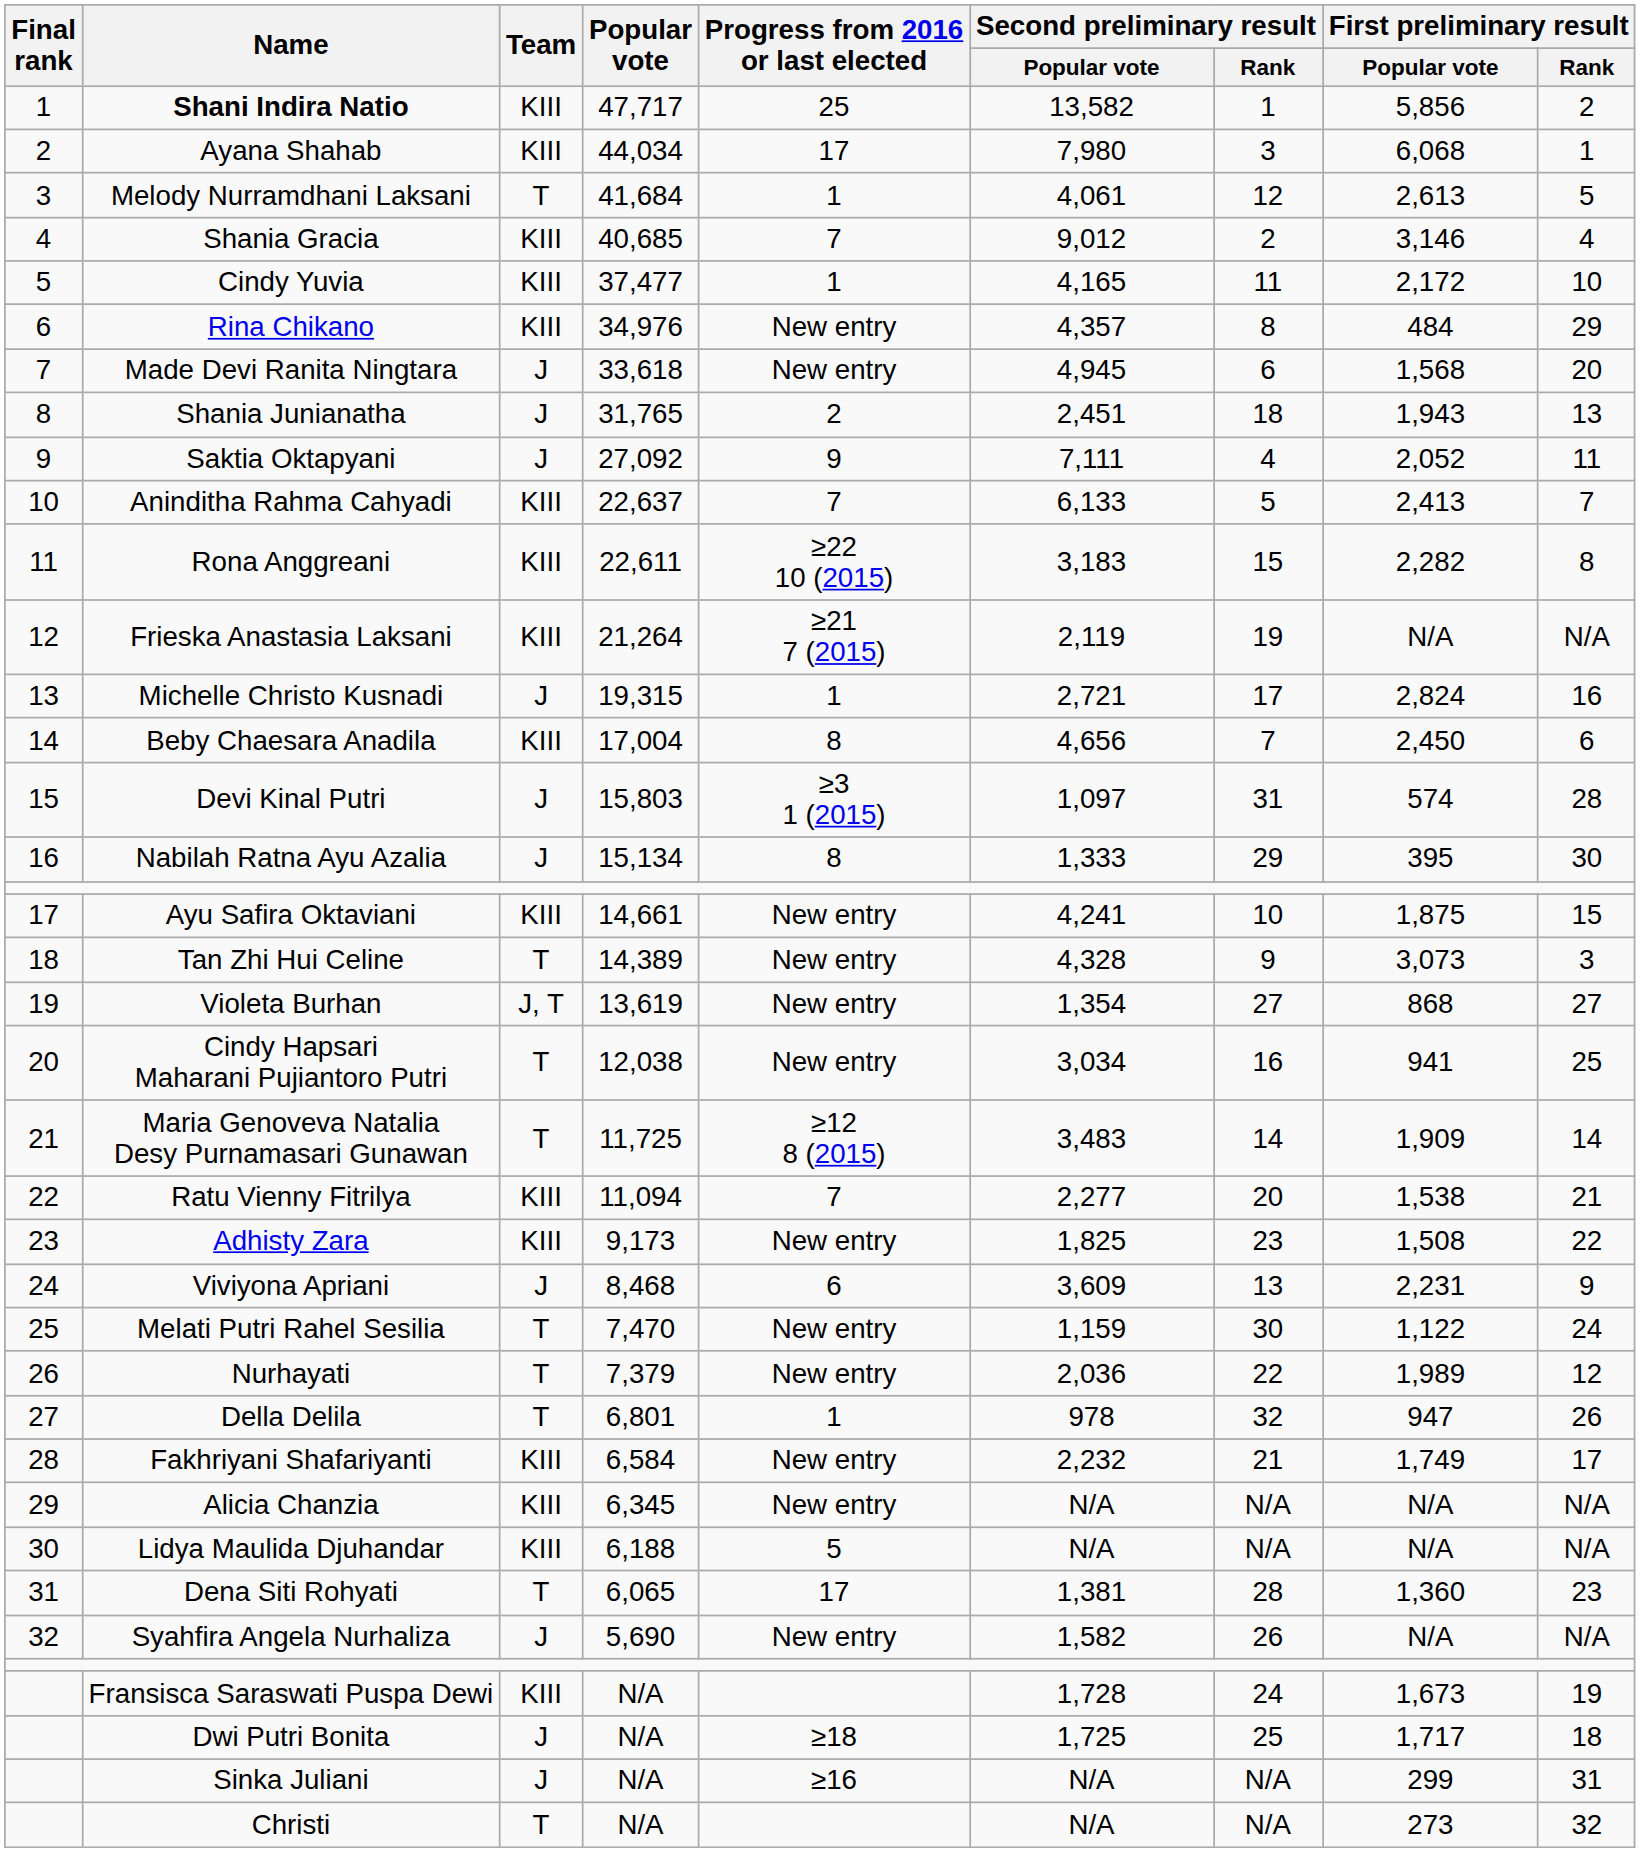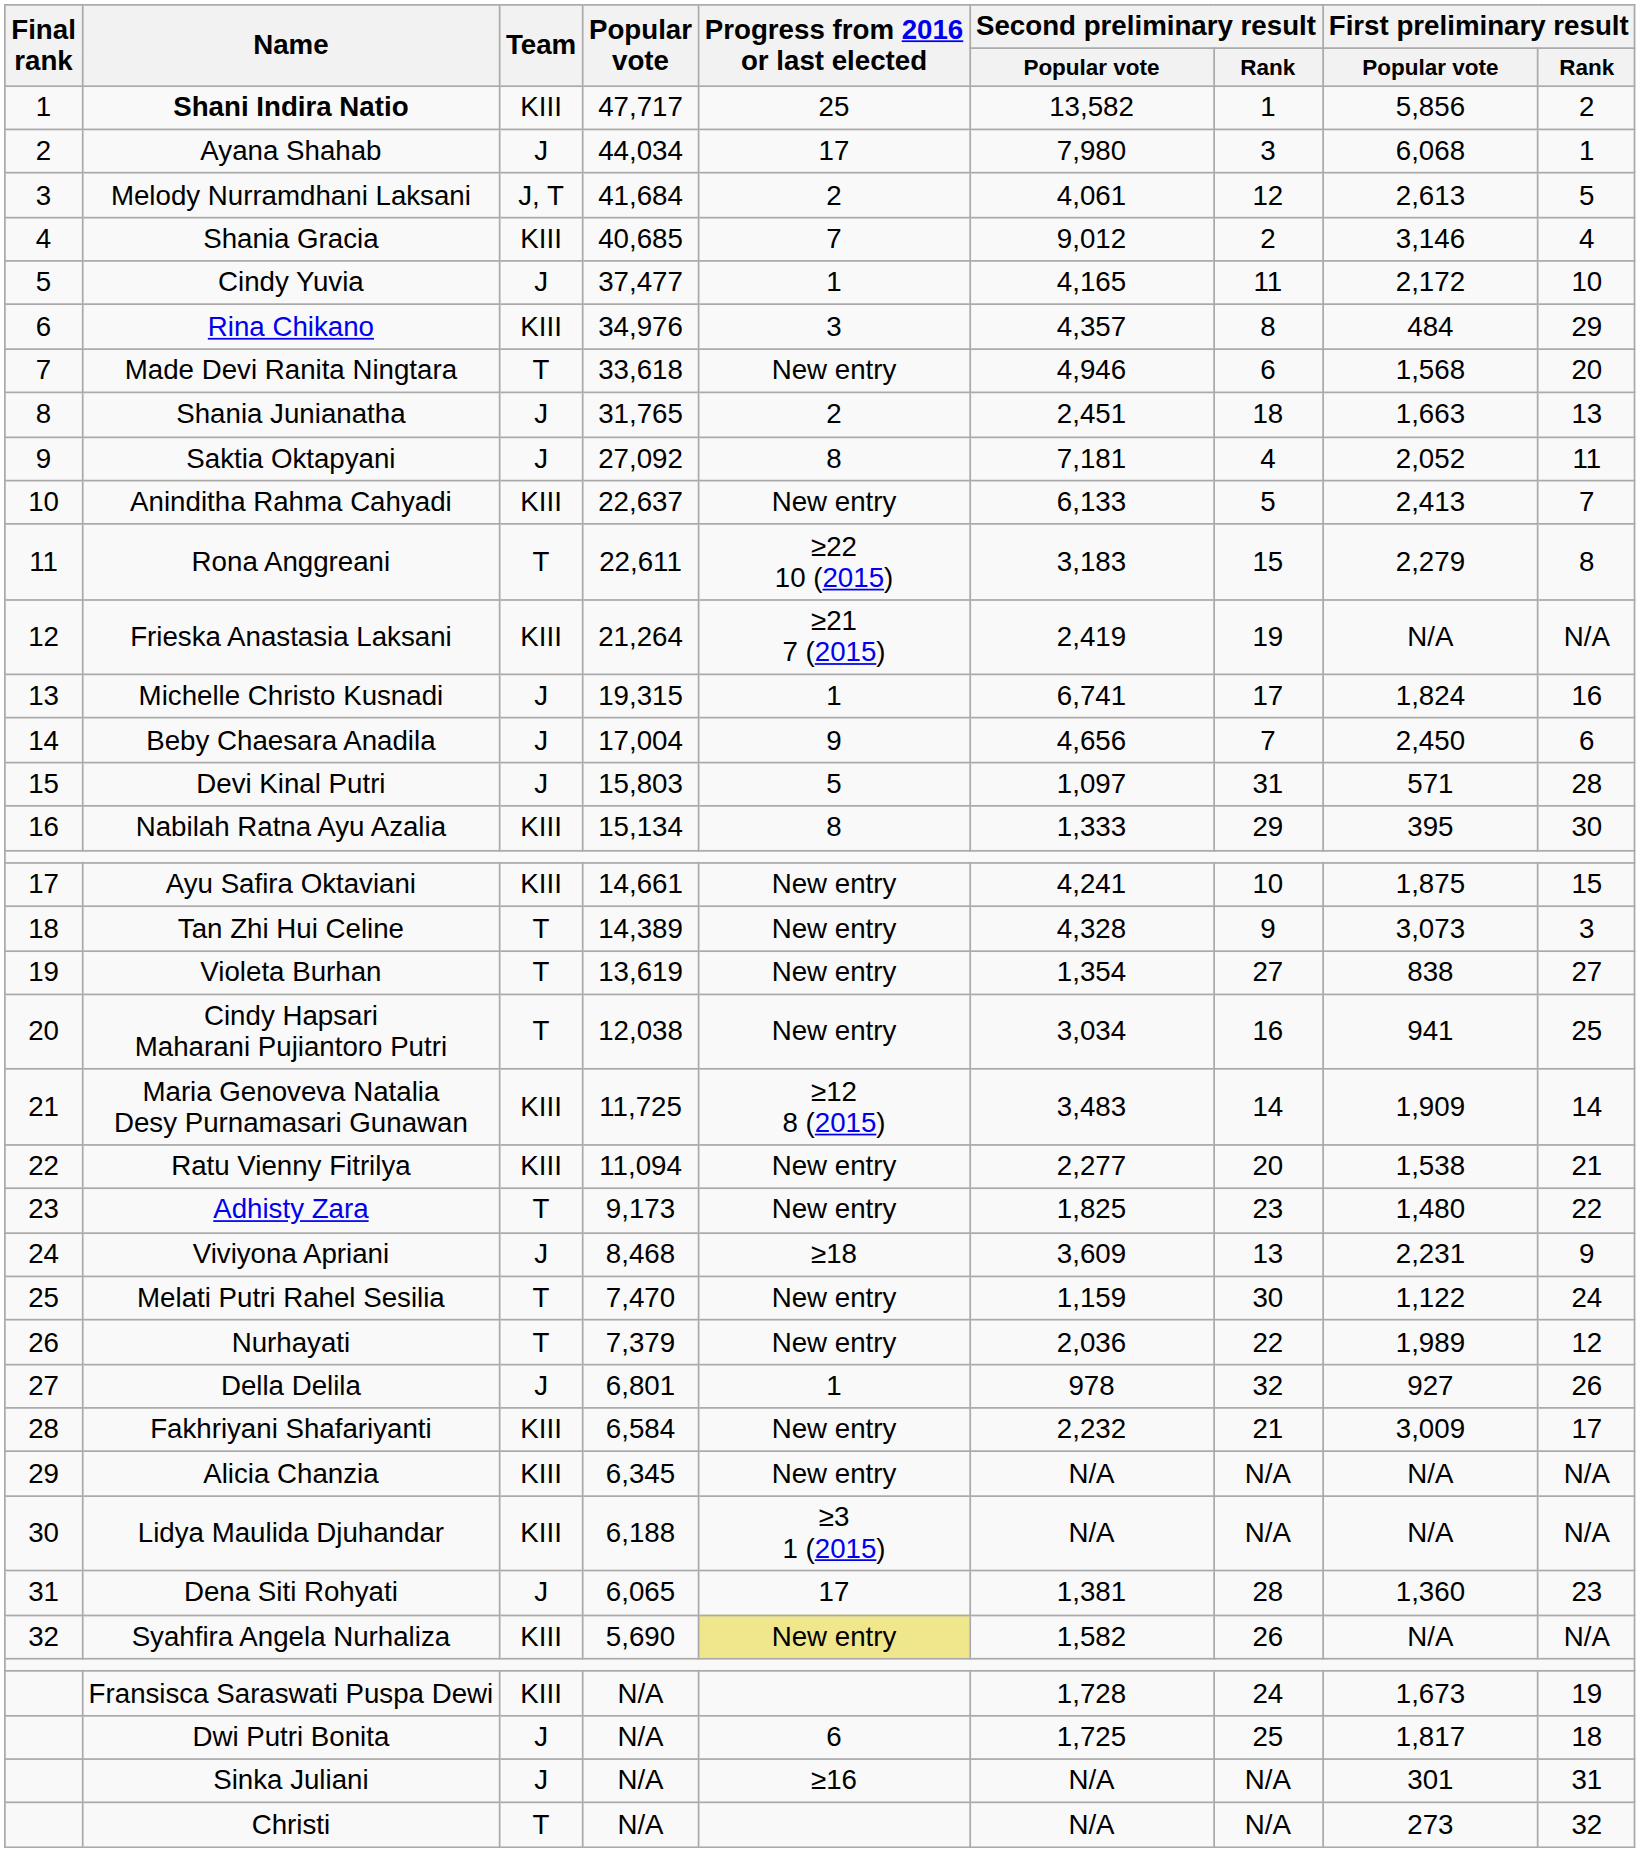(541, 150) KIII -> (541, 150) J
(541, 194) T -> (541, 194) J, T
(834, 194) 1 -> (834, 194) 2
(541, 282) KIII -> (541, 282) J
(834, 326) New entry -> (834, 326) 3
(541, 370) J -> (541, 370) T
(1091, 370) 4,945 -> (1091, 370) 4,946
(1430, 414) 1,943 -> (1430, 414) 1,663
(834, 458) 9 -> (834, 458) 8
(1091, 458) 7,111 -> (1091, 458) 7,181
(834, 502) 7 -> (834, 502) New entry
(541, 561) KIII -> (541, 561) T
(1430, 561) 2,282 -> (1430, 561) 2,279
(1091, 636) 2,119 -> (1091, 636) 2,419
(1091, 696) 2,721 -> (1091, 696) 6,741
(1430, 696) 2,824 -> (1430, 696) 1,824
(541, 739) KIII -> (541, 739) J
(834, 739) 8 -> (834, 739) 9
(834, 799) ≥3 1 (2015) -> (834, 783) 5
(1430, 799) 574 -> (1430, 783) 571
(541, 858) J -> (541, 827) KIII
(541, 1003) J, T -> (541, 972) T
(1430, 1003) 868 -> (1430, 972) 838
(541, 1137) T -> (541, 1106) KIII
(834, 1197) 7 -> (834, 1166) New entry
(541, 1241) KIII -> (541, 1210) T
(1430, 1241) 1,508 -> (1430, 1210) 1,480
(834, 1285) 6 -> (834, 1253) ≥18
(541, 1416) T -> (541, 1385) J
(1430, 1416) 947 -> (1430, 1385) 927
(1430, 1460) 1,749 -> (1430, 1429) 3,009
(834, 1548) 5 -> (834, 1532) ≥3 1 (2015)
(541, 1592) T -> (541, 1592) J
(541, 1636) J -> (541, 1636) KIII
(834, 1636) no background -> (834, 1636) khaki background
(834, 1736) ≥18 -> (834, 1736) 6
(1430, 1736) 1,717 -> (1430, 1736) 1,817
(1430, 1780) 299 -> (1430, 1780) 301
